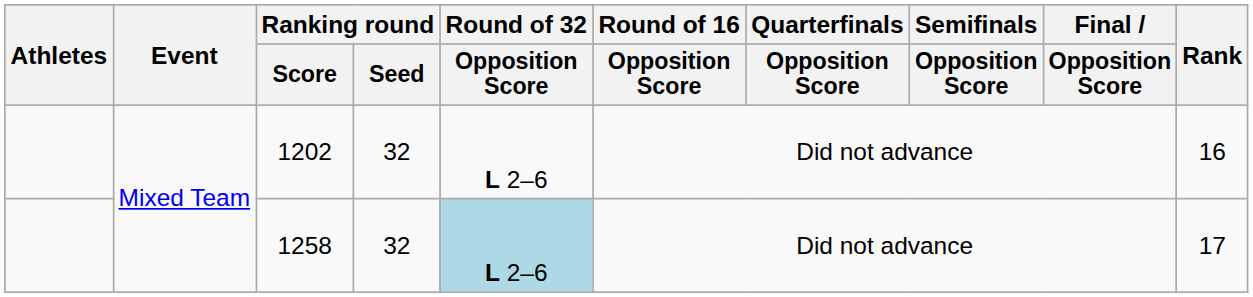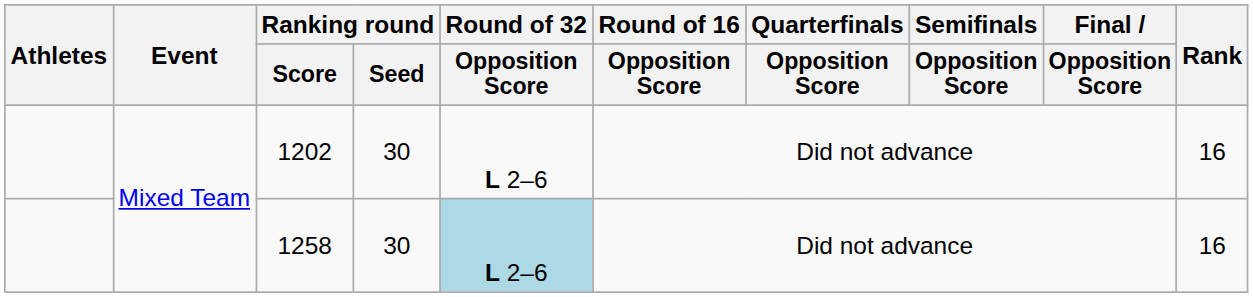(397, 152) 32 -> (397, 152) 30
(397, 246) 32 -> (397, 246) 30
(1212, 246) 17 -> (1212, 246) 16
